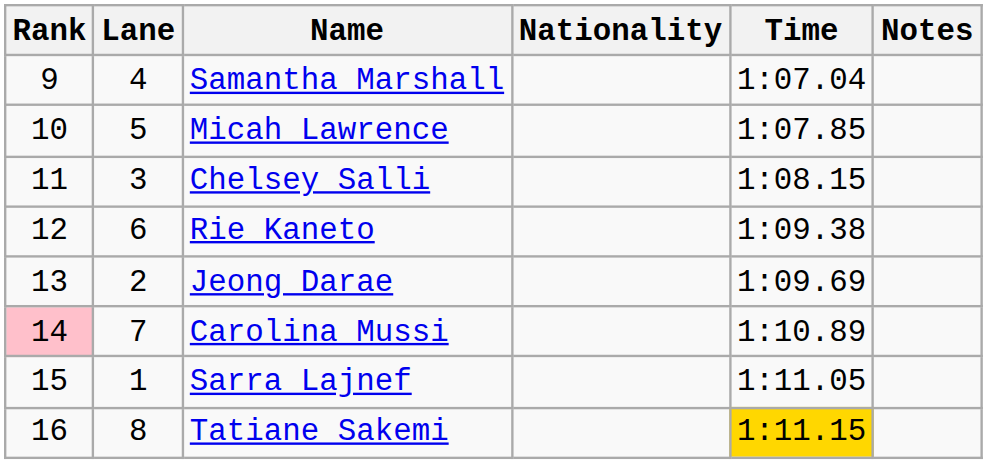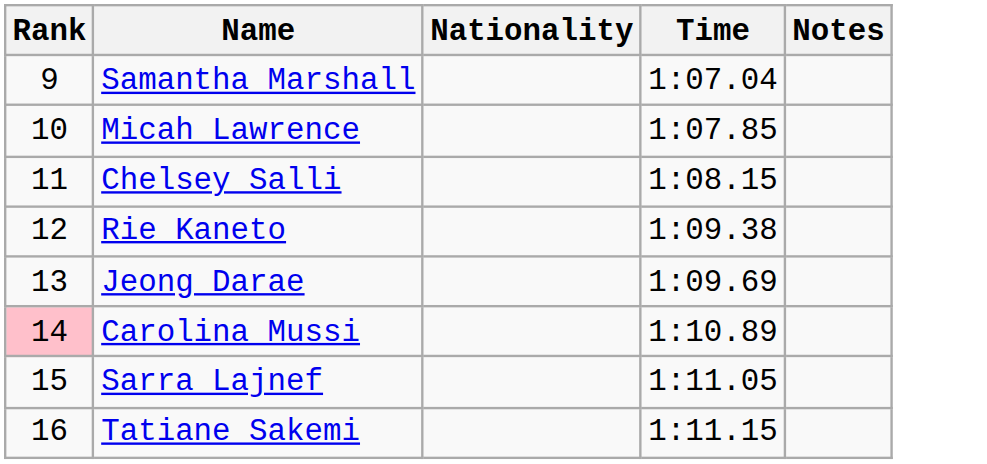- column: (138, 30)
(802, 432) gold background -> (713, 432) no background
